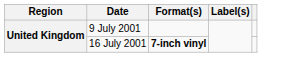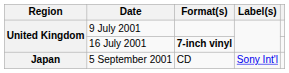+ row: (131, 60)
